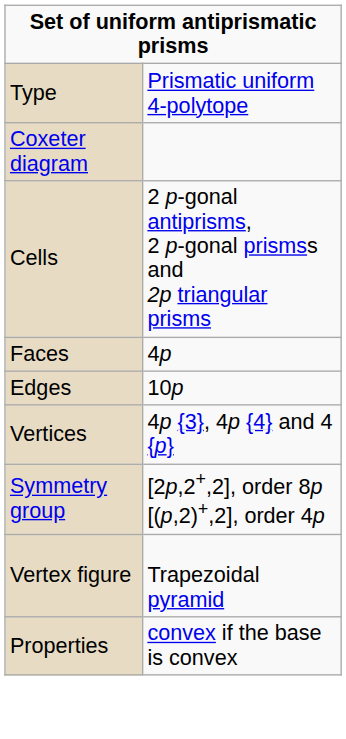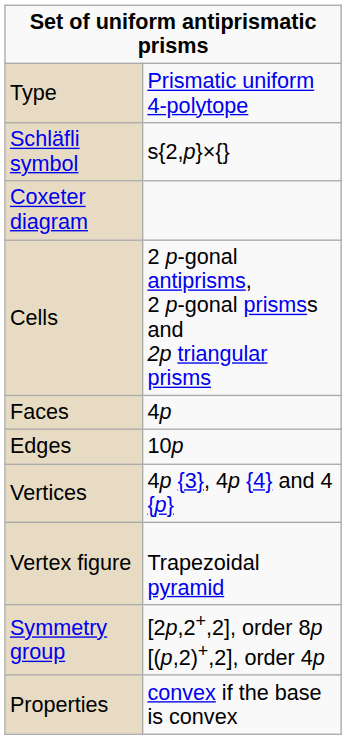+ row: (45, 151)
rows swapped: (71, 575) <-> (59, 498)
